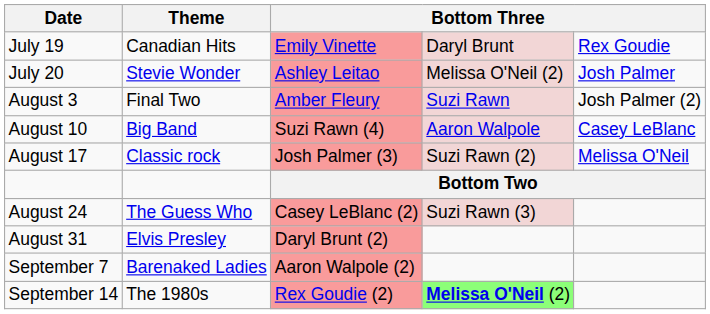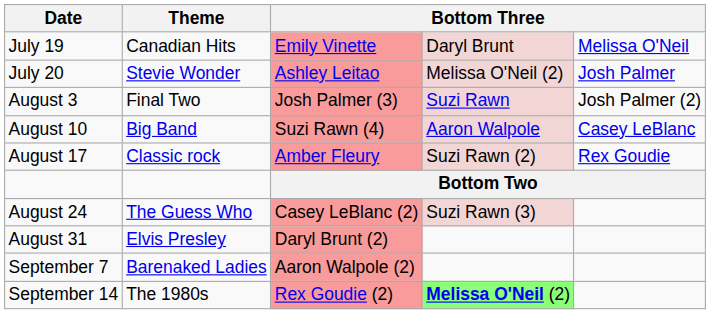(624, 45) Rex Goudie -> (634, 45) Melissa O'Neil
(327, 101) Amber Fleury -> (336, 101) Josh Palmer (3)
(336, 156) Josh Palmer (3) -> (327, 156) Amber Fleury
(634, 156) Melissa O'Neil -> (624, 156) Rex Goudie
